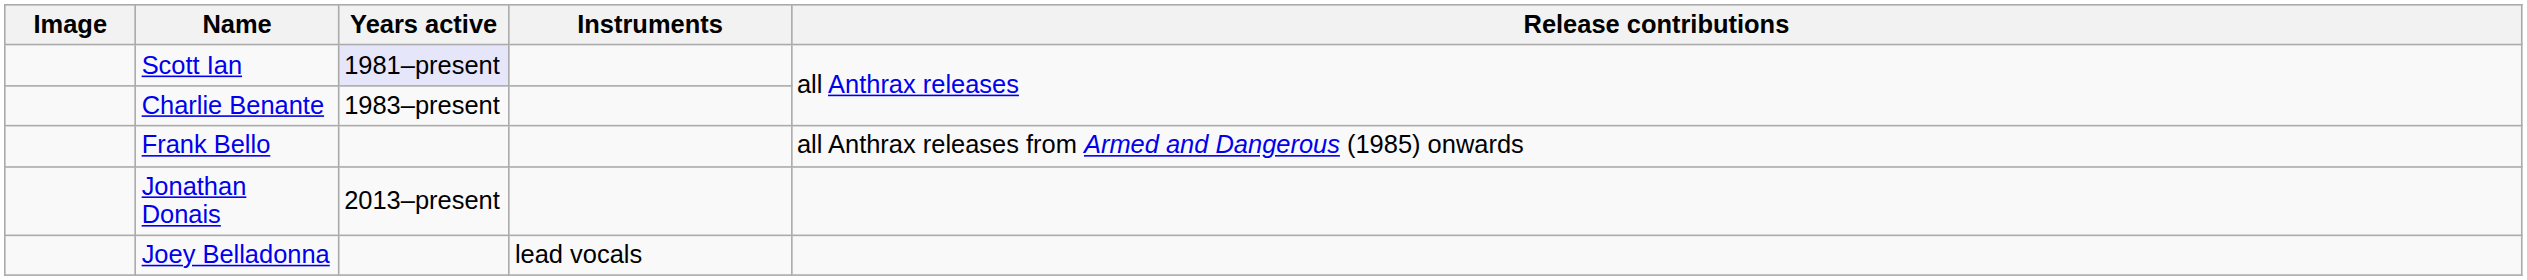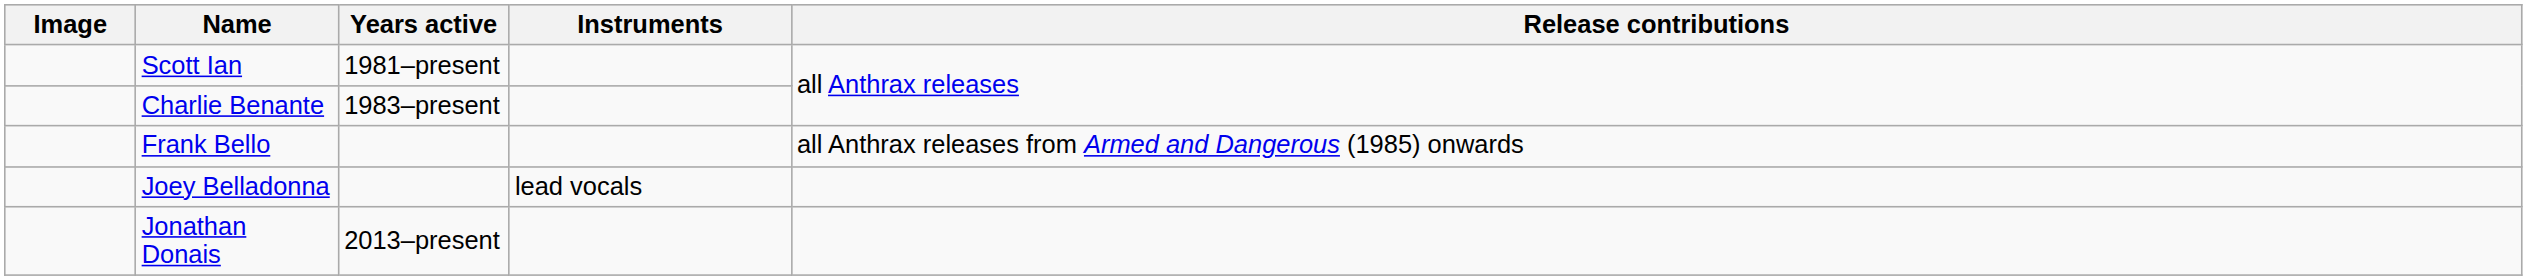(422, 65) lavender background -> (422, 65) no background
rows swapped: (236, 255) <-> (194, 200)
